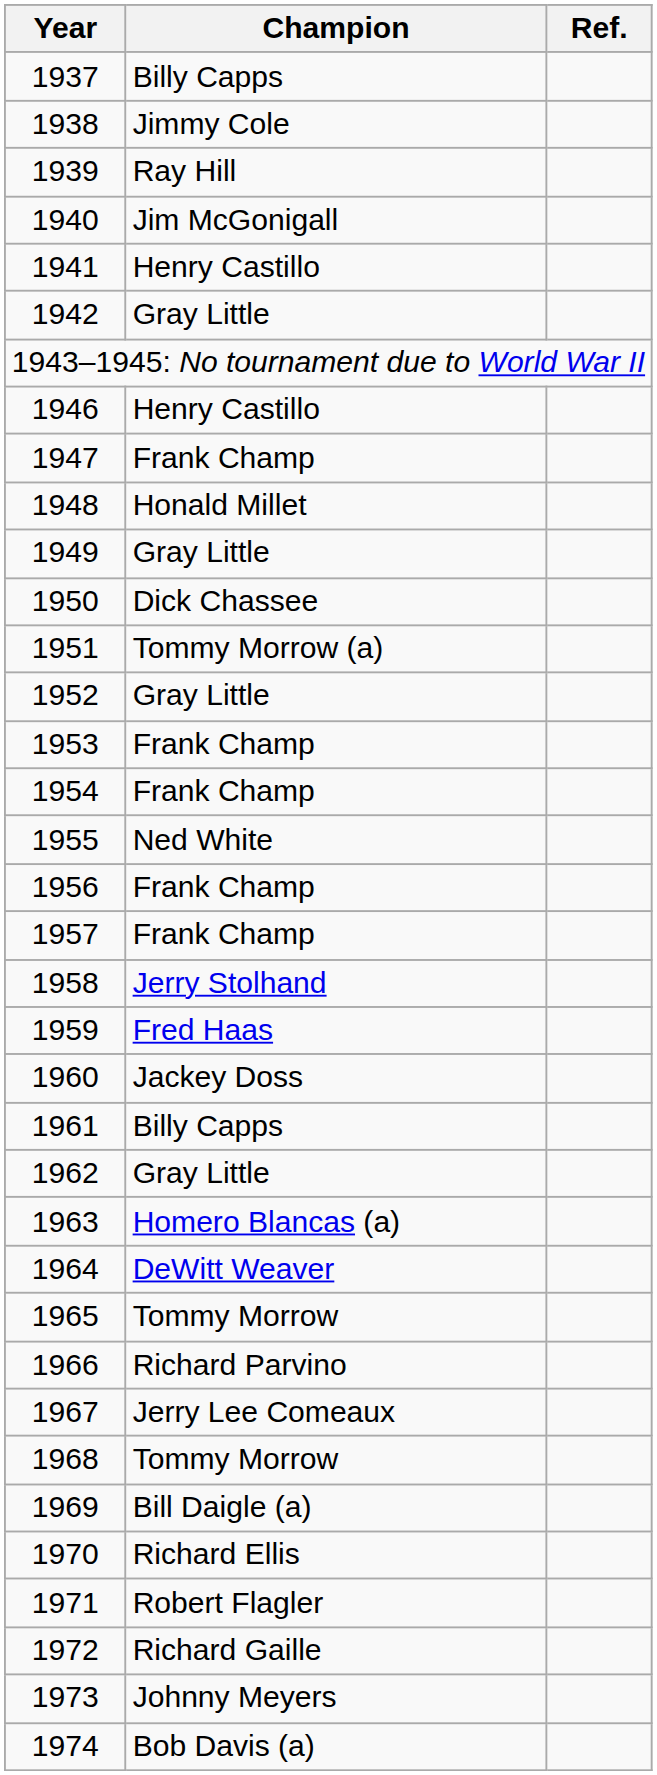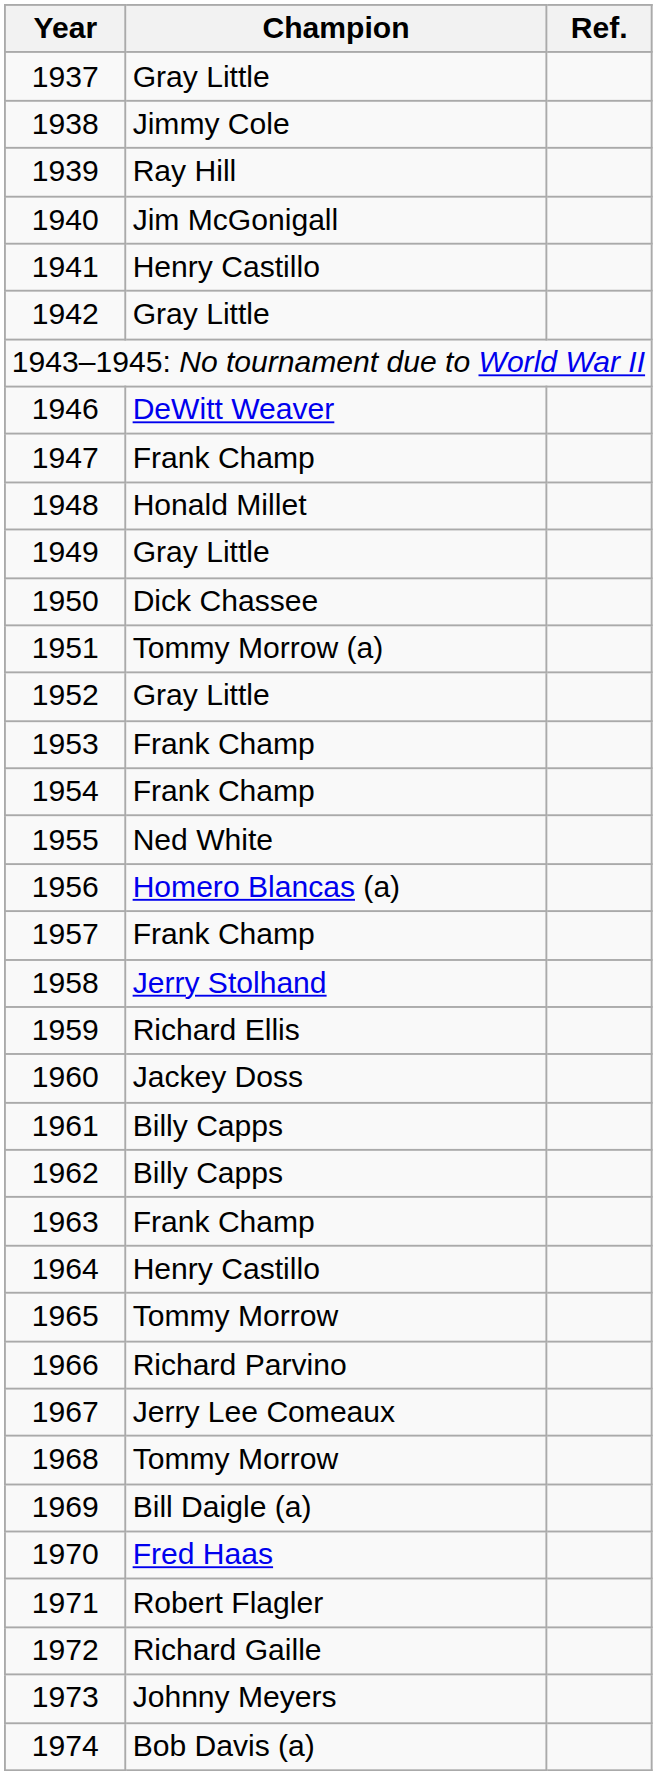(208, 76) Billy Capps -> (201, 76) Gray Little
(226, 409) Henry Castillo -> (233, 409) DeWitt Weaver
(224, 887) Frank Champ -> (266, 887) Homero Blancas (a)
(203, 1030) Fred Haas -> (216, 1030) Richard Ellis
(201, 1173) Gray Little -> (208, 1173) Billy Capps
(266, 1220) Homero Blancas (a) -> (224, 1220) Frank Champ
(233, 1268) DeWitt Weaver -> (226, 1268) Henry Castillo
(216, 1554) Richard Ellis -> (203, 1554) Fred Haas
